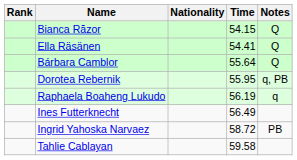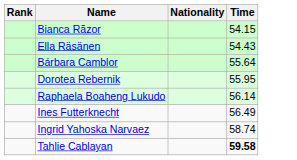- column: (275, 12)
(242, 46) 54.41 -> (242, 46) 54.43
(242, 96) 56.19 -> (242, 96) 56.14
(242, 130) 58.72 -> (242, 130) 58.74
(242, 146) normal -> (242, 146) bold
